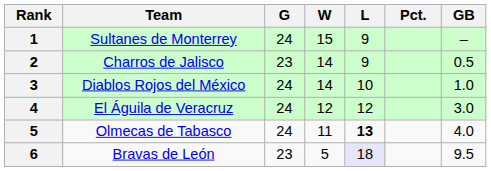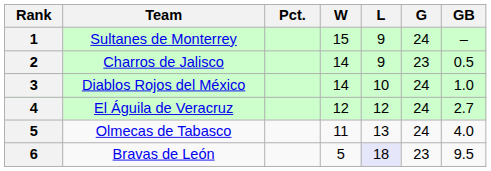columns swapped: (284, 16) <-> (413, 16)
(464, 108) 3.0 -> (464, 108) 2.7
(365, 131) bold -> (381, 131) normal
